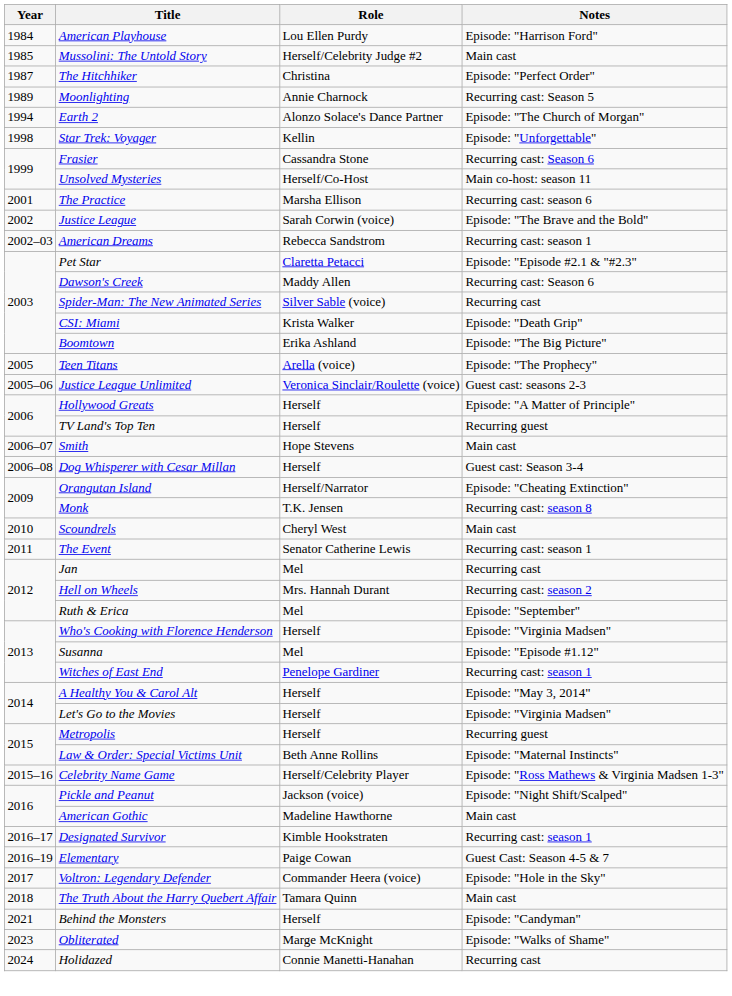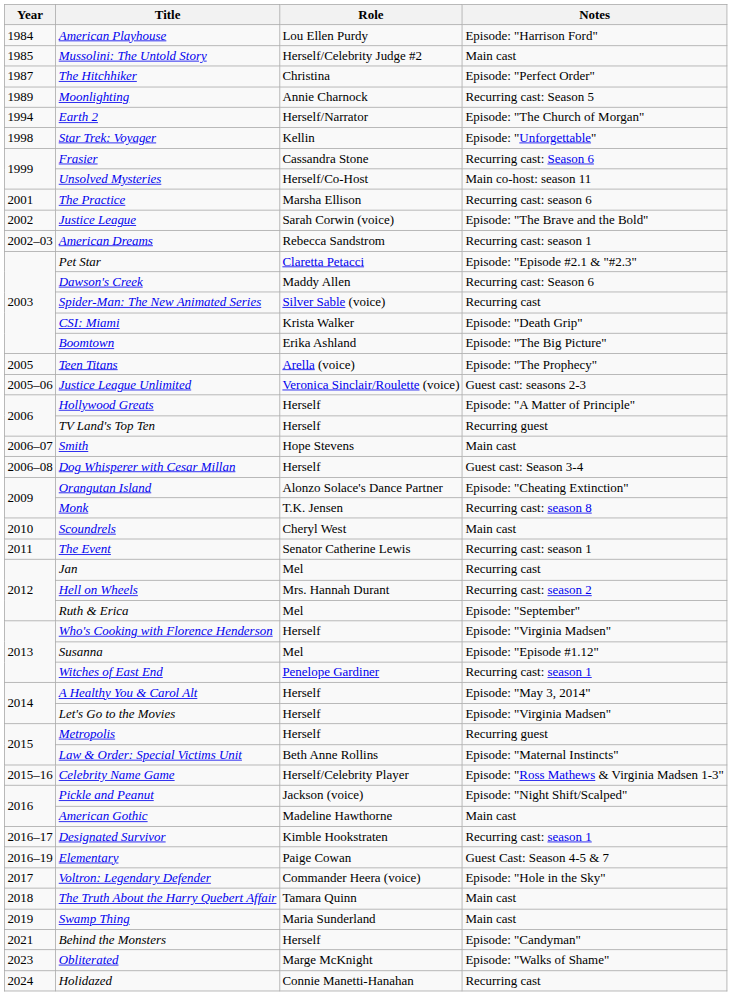(363, 117) Alonzo Solace's Dance Partner -> (325, 117) Herself/Narrator
(325, 487) Herself/Narrator -> (363, 487) Alonzo Solace's Dance Partner
+ row: (94, 919)
